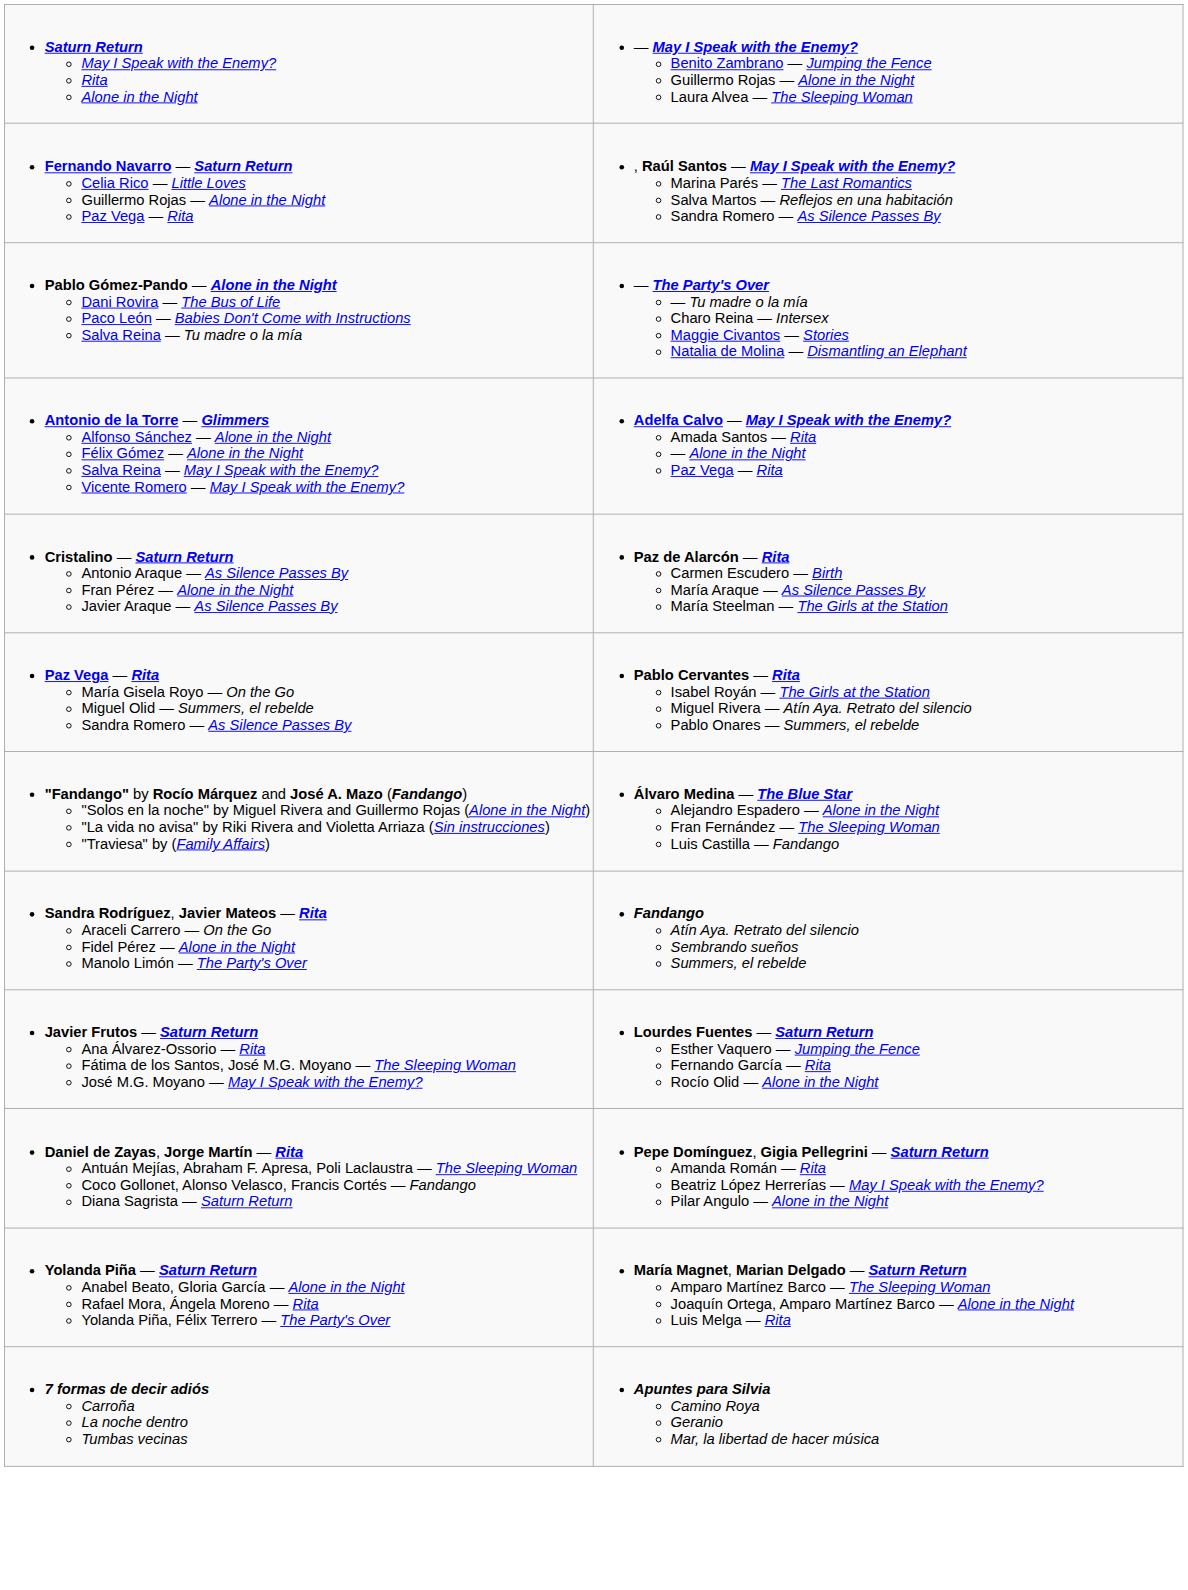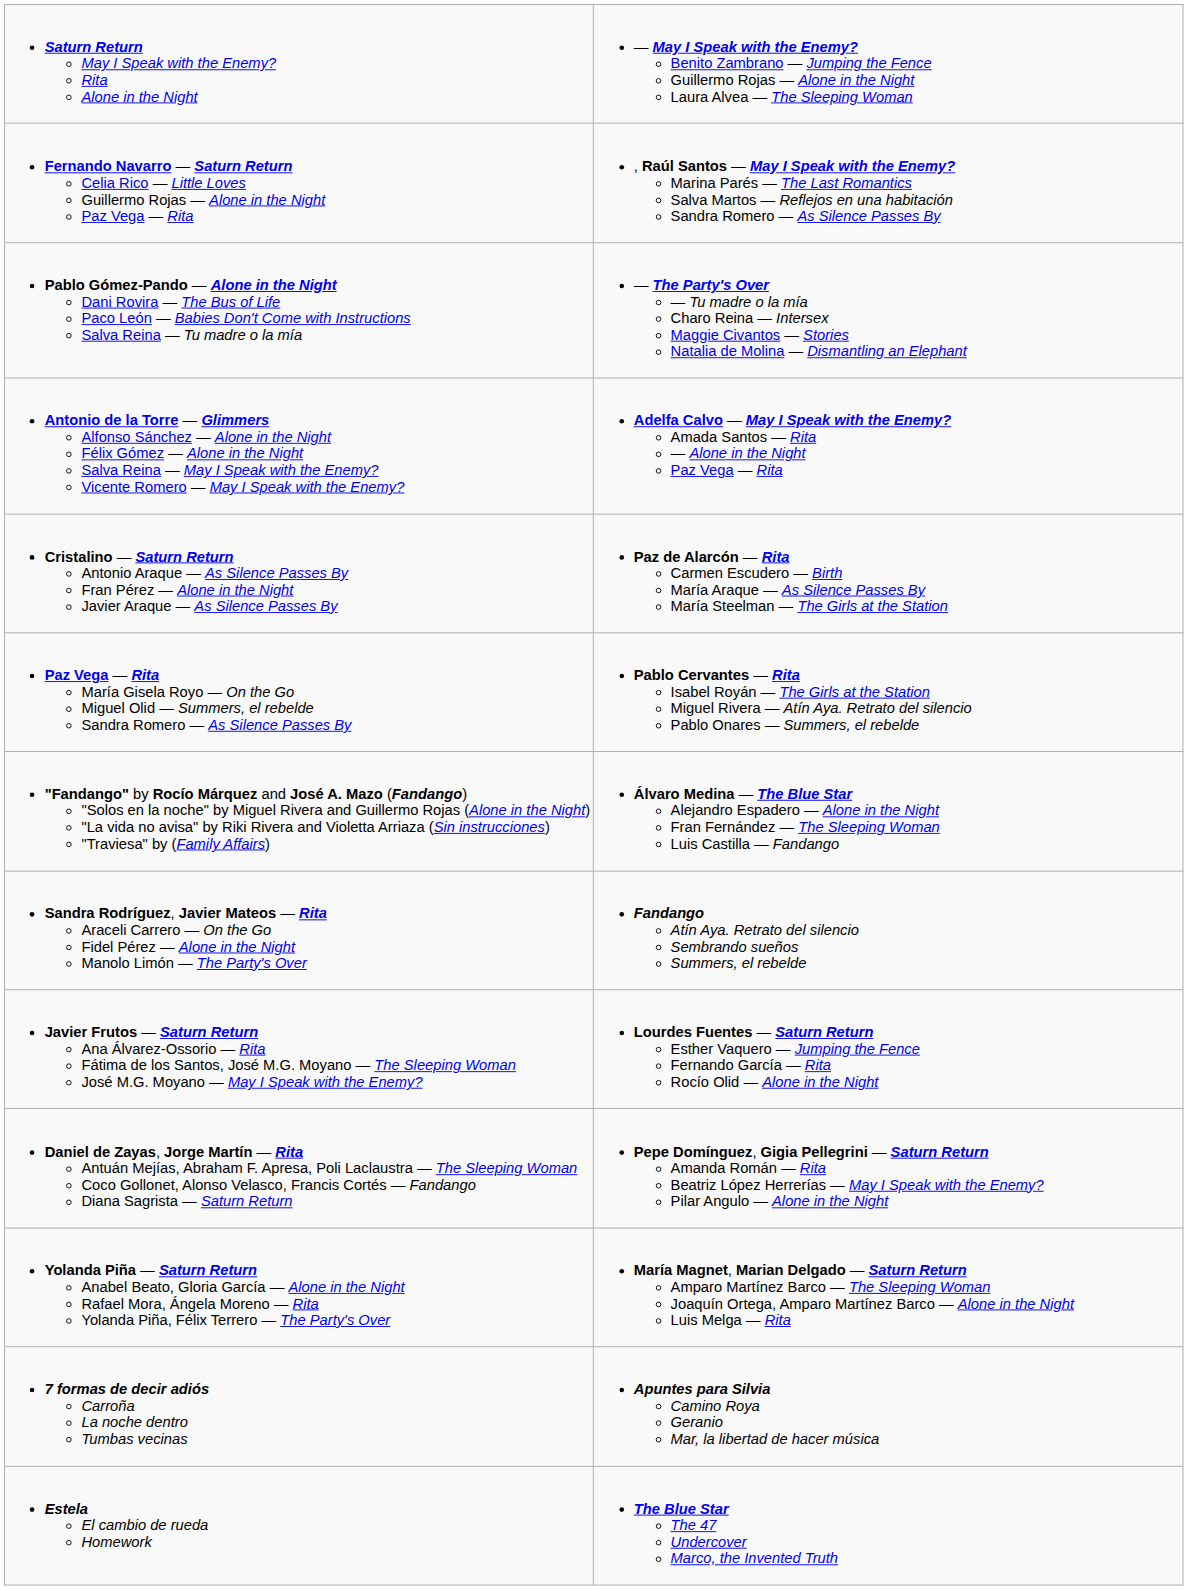+ row: (299, 1525)
